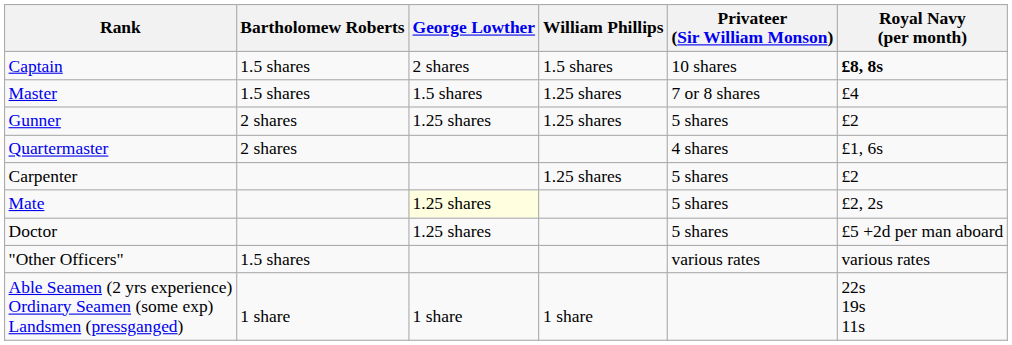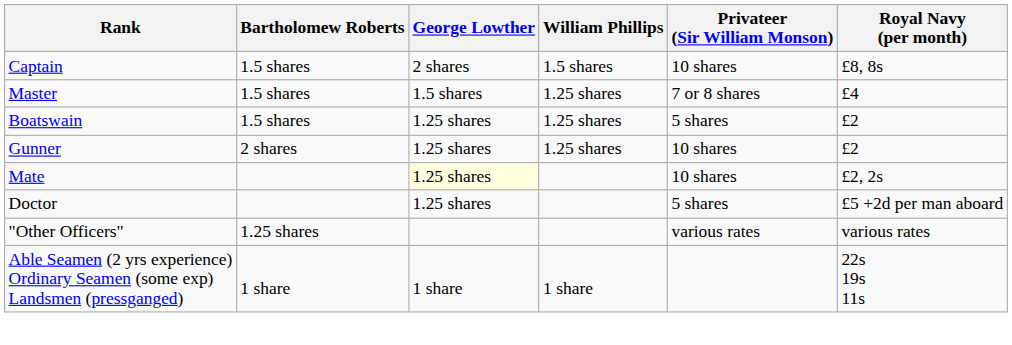(862, 65) bold -> (862, 65) normal
+ row: (45, 120)
(700, 120) 5 shares -> (704, 148) 10 shares
- row: (58, 148)
- row: (43, 176)
(700, 203) 5 shares -> (704, 176) 10 shares
(275, 259) 1.5 shares -> (280, 231) 1.25 shares
